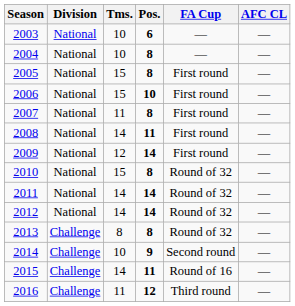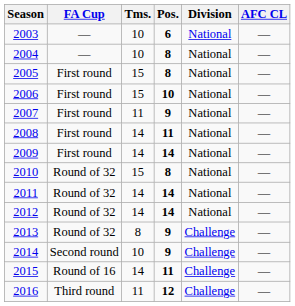columns swapped: (75, 14) <-> (201, 14)
(150, 113) 8 -> (168, 113) 9
(119, 152) 12 -> (138, 152) 14
(150, 232) 8 -> (168, 232) 9
